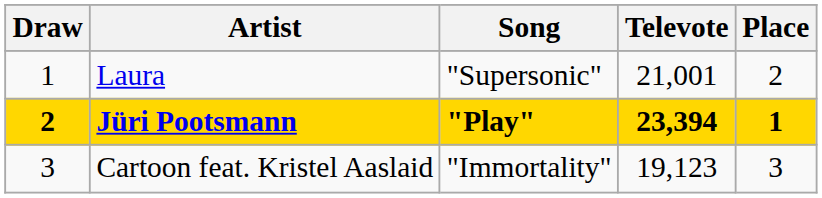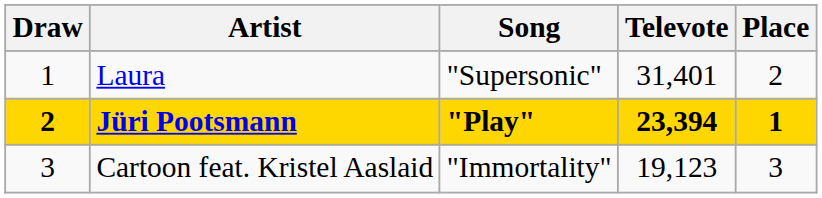(677, 74) 21,001 -> (677, 74) 31,401
